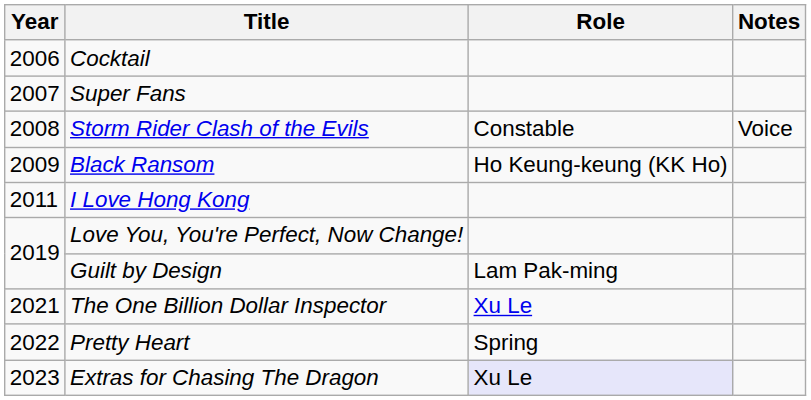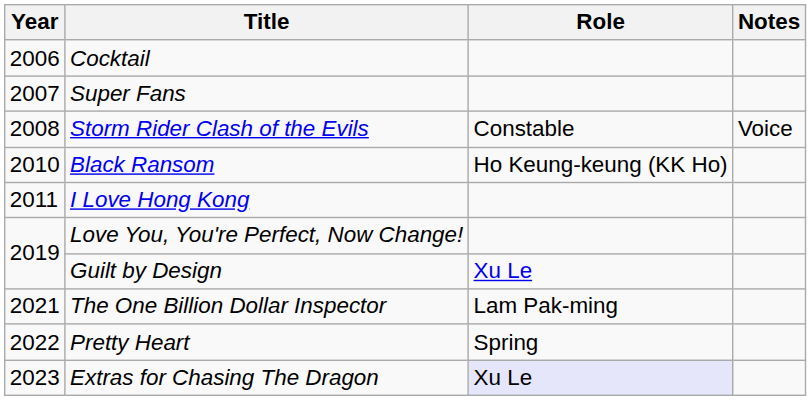(35, 164) 2009 -> (35, 164) 2010
(546, 270) Lam Pak-ming -> (503, 270) Xu Le
(503, 306) Xu Le -> (546, 306) Lam Pak-ming
